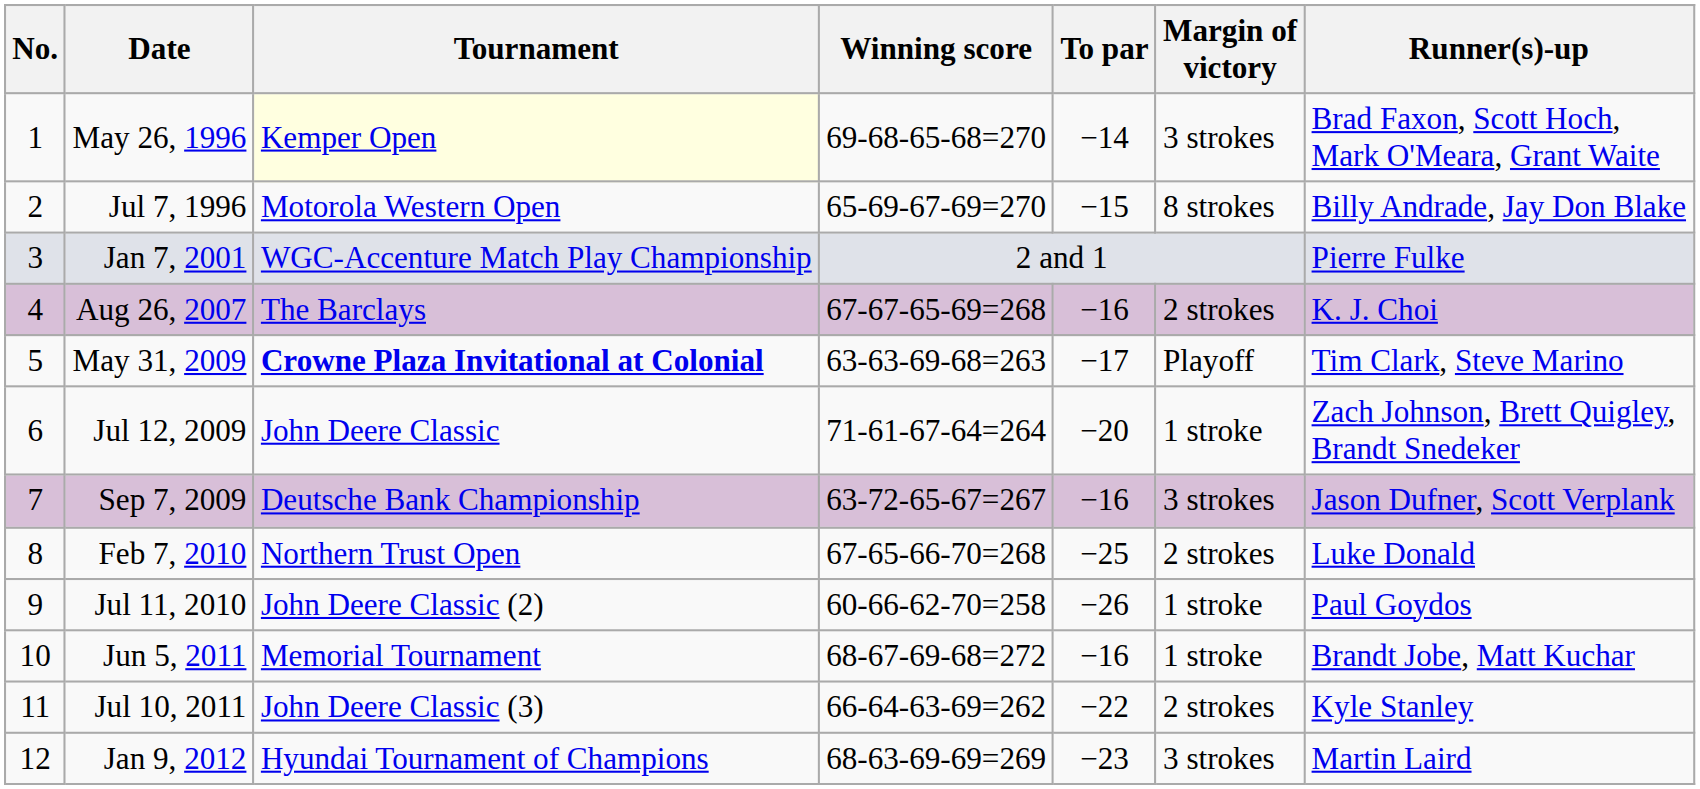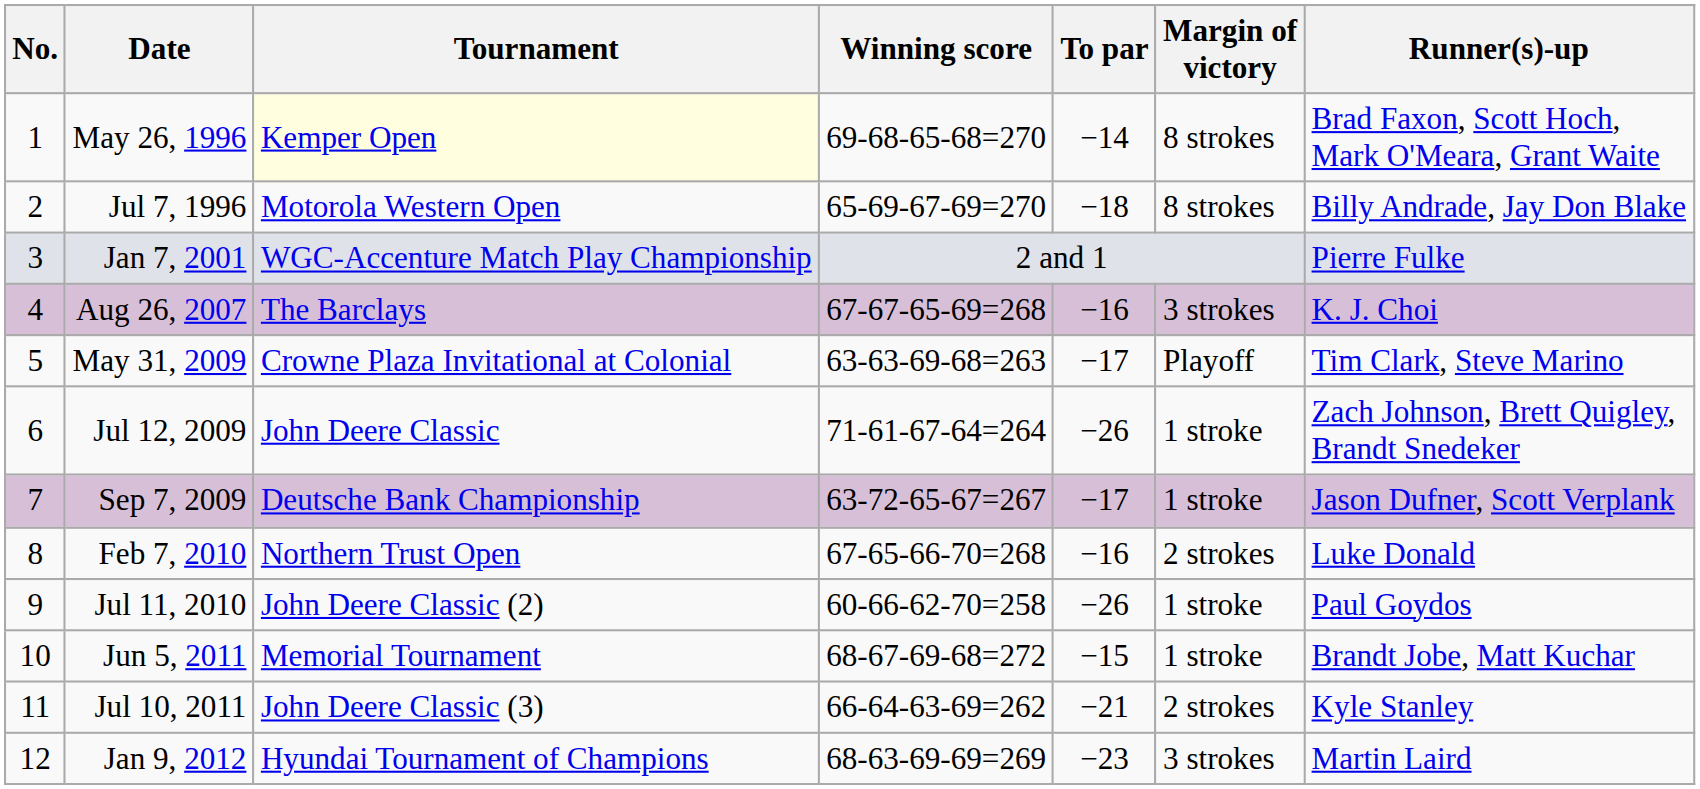(1219, 137) 3 strokes -> (1219, 137) 8 strokes
(1105, 206) −15 -> (1105, 206) −18
(1219, 309) 2 strokes -> (1219, 309) 3 strokes
(512, 361) bold -> (496, 361) normal
(1105, 430) −20 -> (1105, 430) −26
(1105, 500) −16 -> (1105, 500) −17
(1219, 500) 3 strokes -> (1213, 500) 1 stroke
(1105, 552) −25 -> (1105, 552) −16
(1105, 654) −16 -> (1105, 654) −15
(1105, 706) −22 -> (1105, 706) −21
